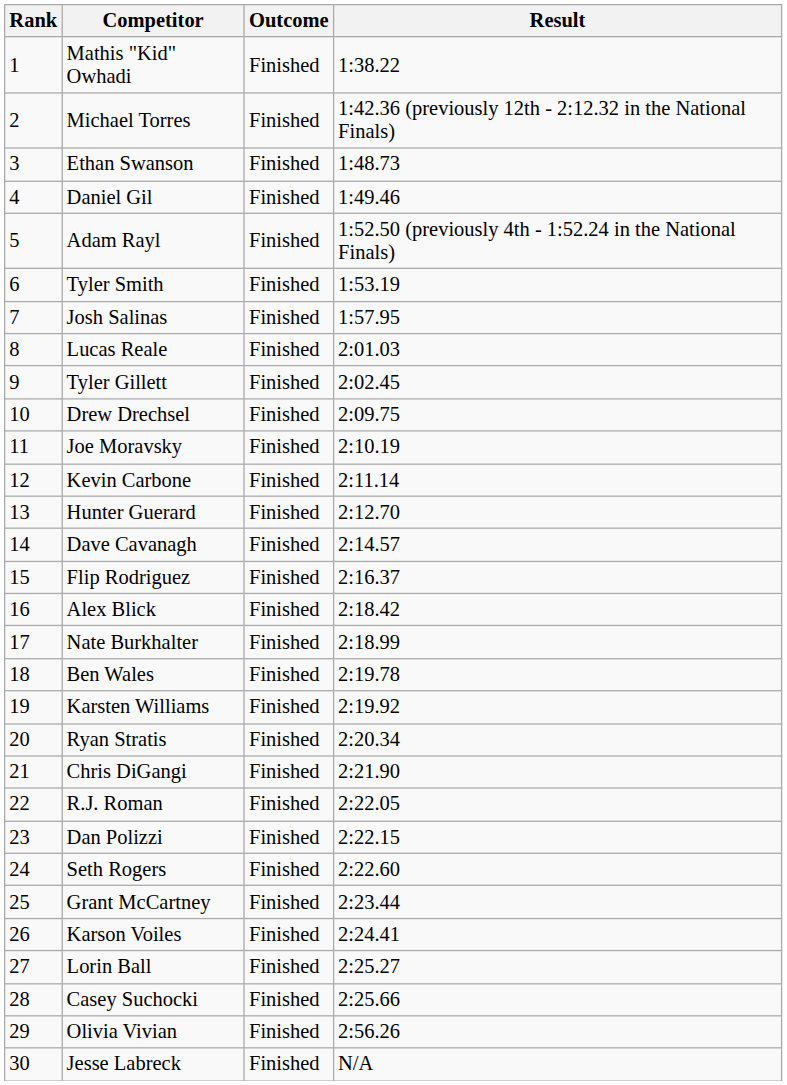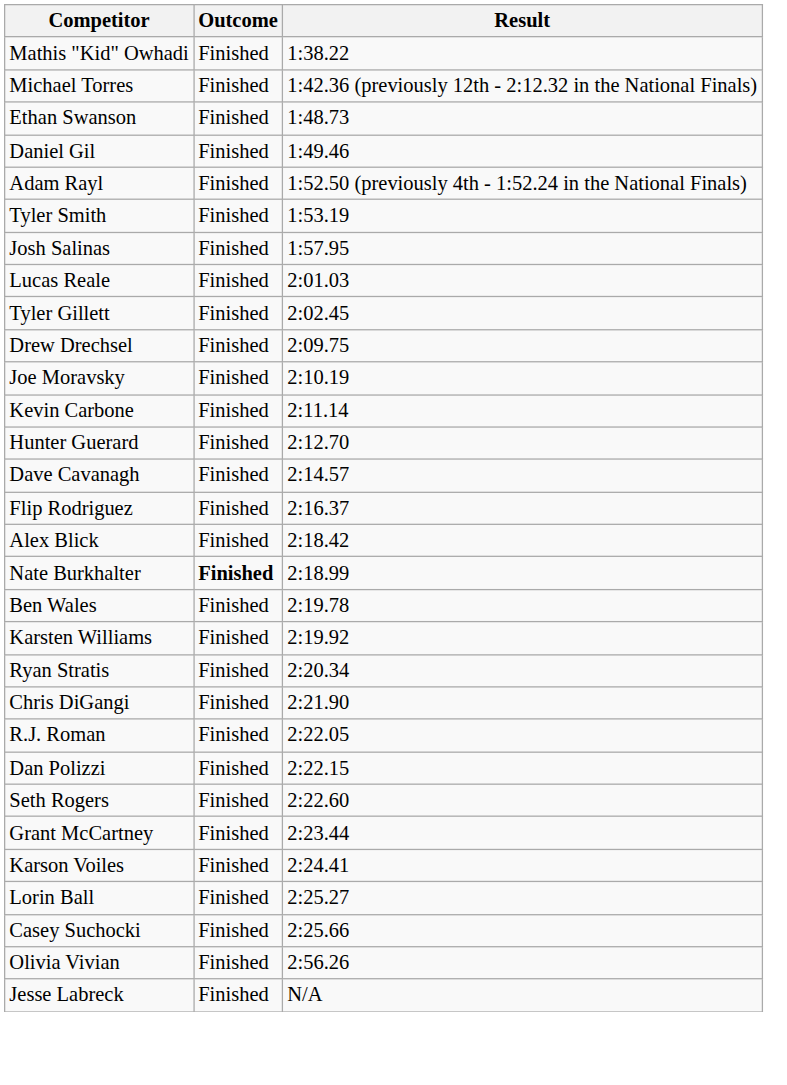- column: (33, 20)
(284, 642) normal -> (236, 572) bold
